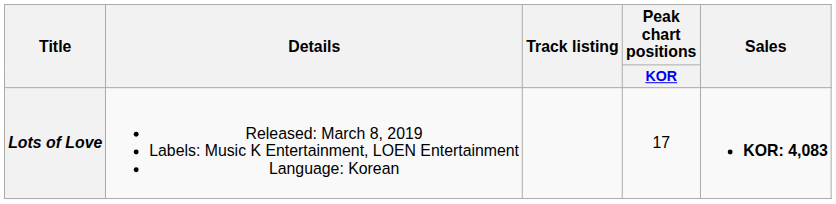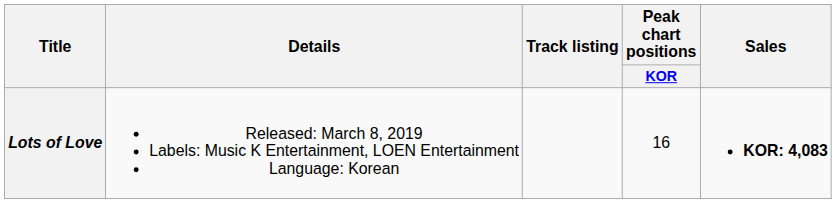(661, 142) 17 -> (661, 142) 16
